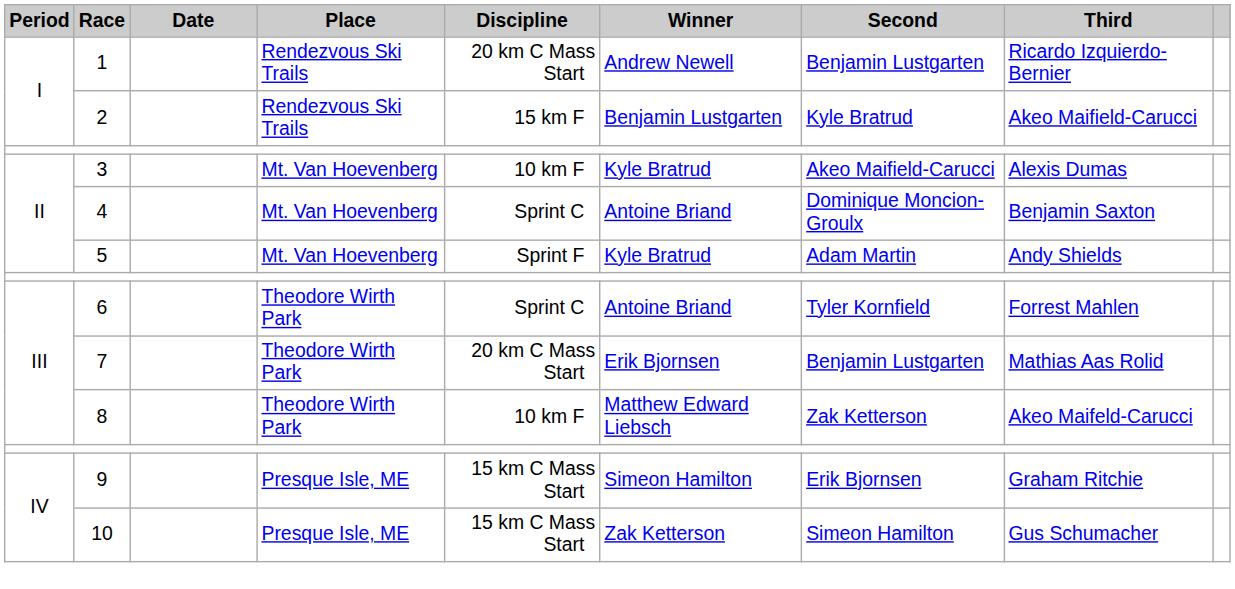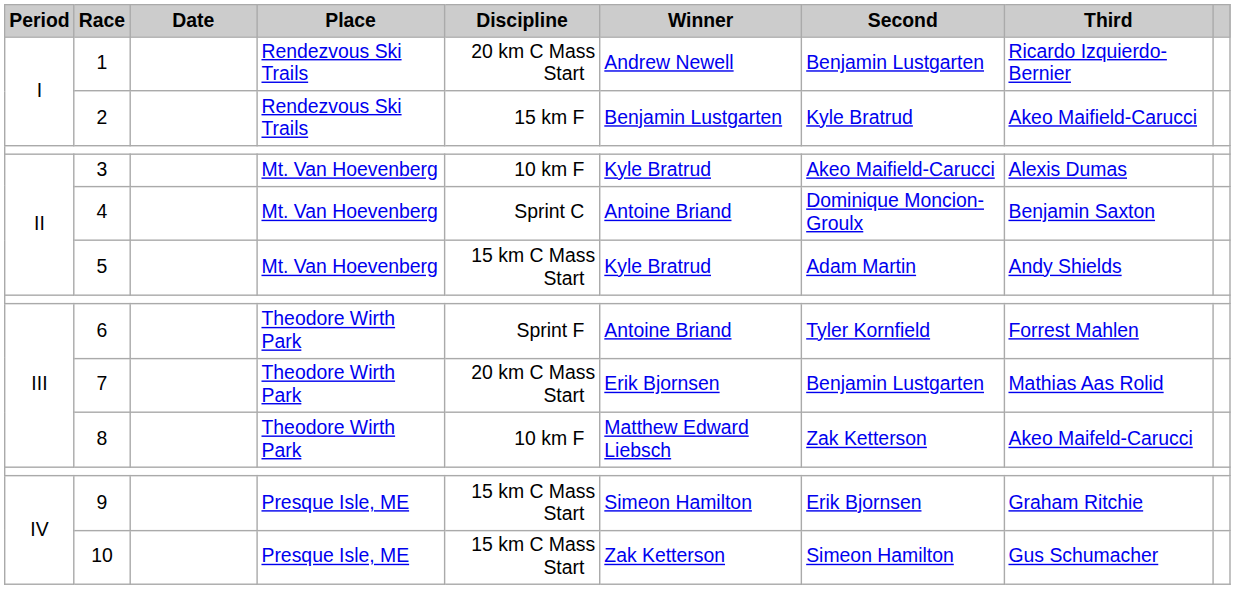(556, 255) Sprint F -> (533, 266) 15 km C Mass Start
(555, 307) Sprint C -> (556, 330) Sprint F
